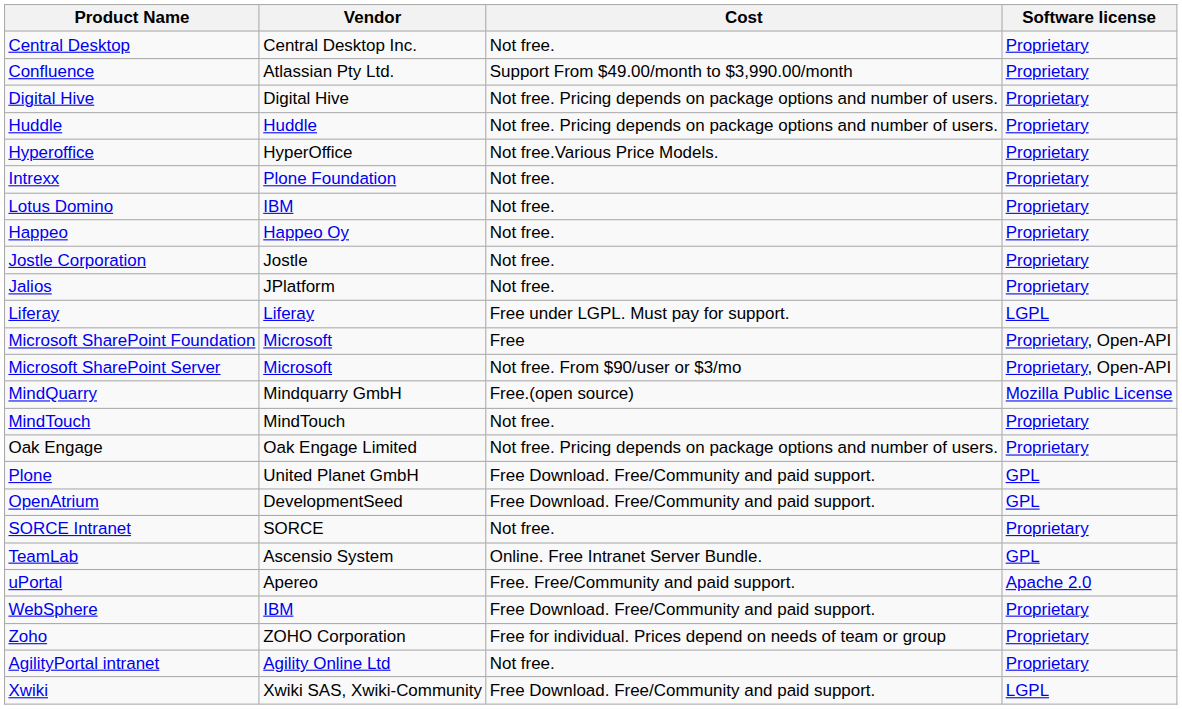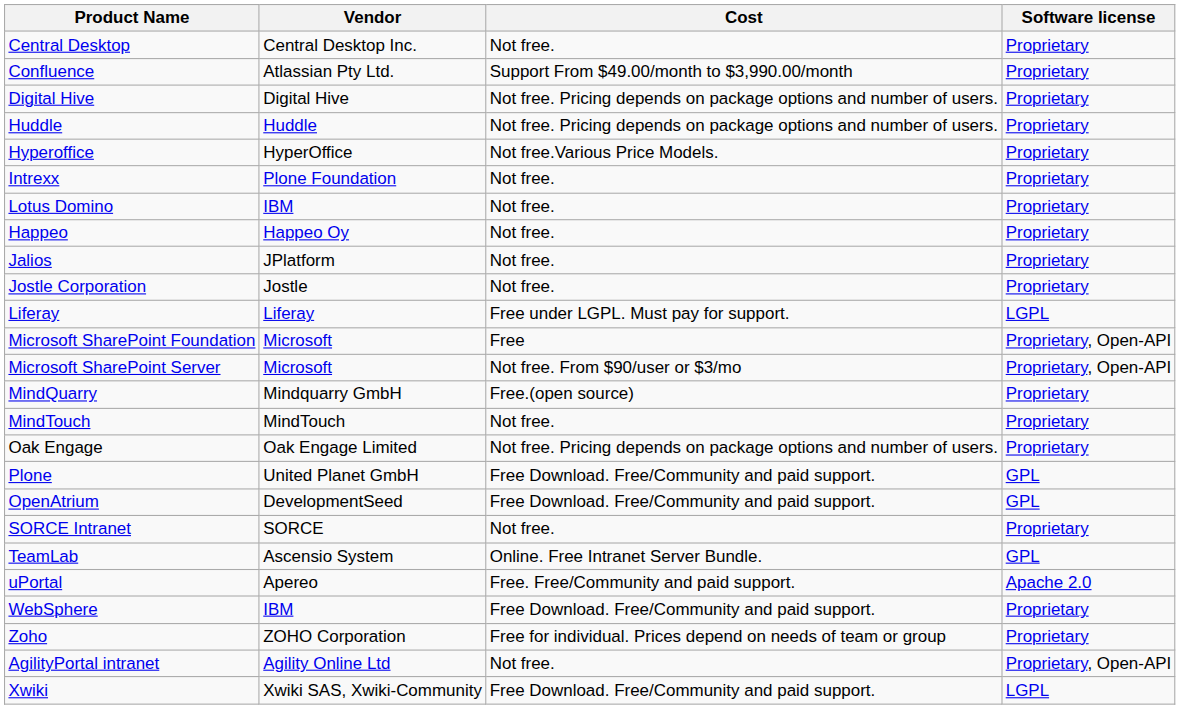rows swapped: (77, 260) <-> (30, 286)
(1089, 394) Mozilla Public License -> (1047, 394) Proprietary
(1047, 663) Proprietary -> (1088, 663) Proprietary, Open-API
